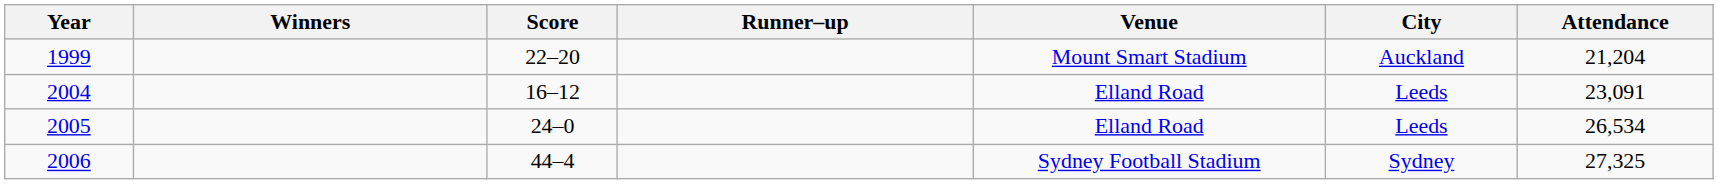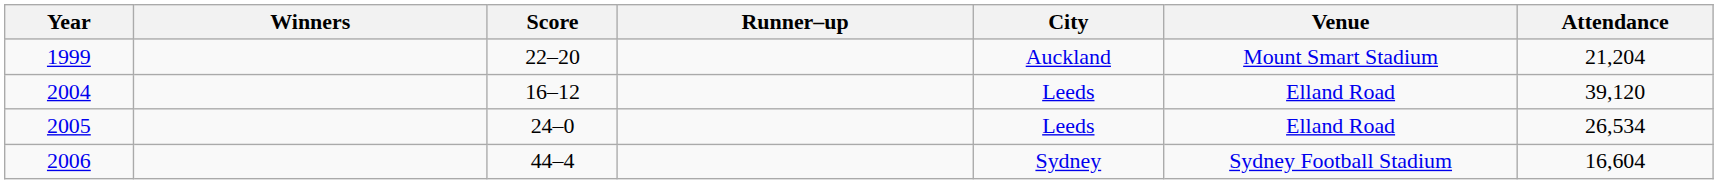columns swapped: (1149, 21) <-> (1421, 21)
(1615, 91) 23,091 -> (1615, 91) 39,120
(1615, 160) 27,325 -> (1615, 160) 16,604
